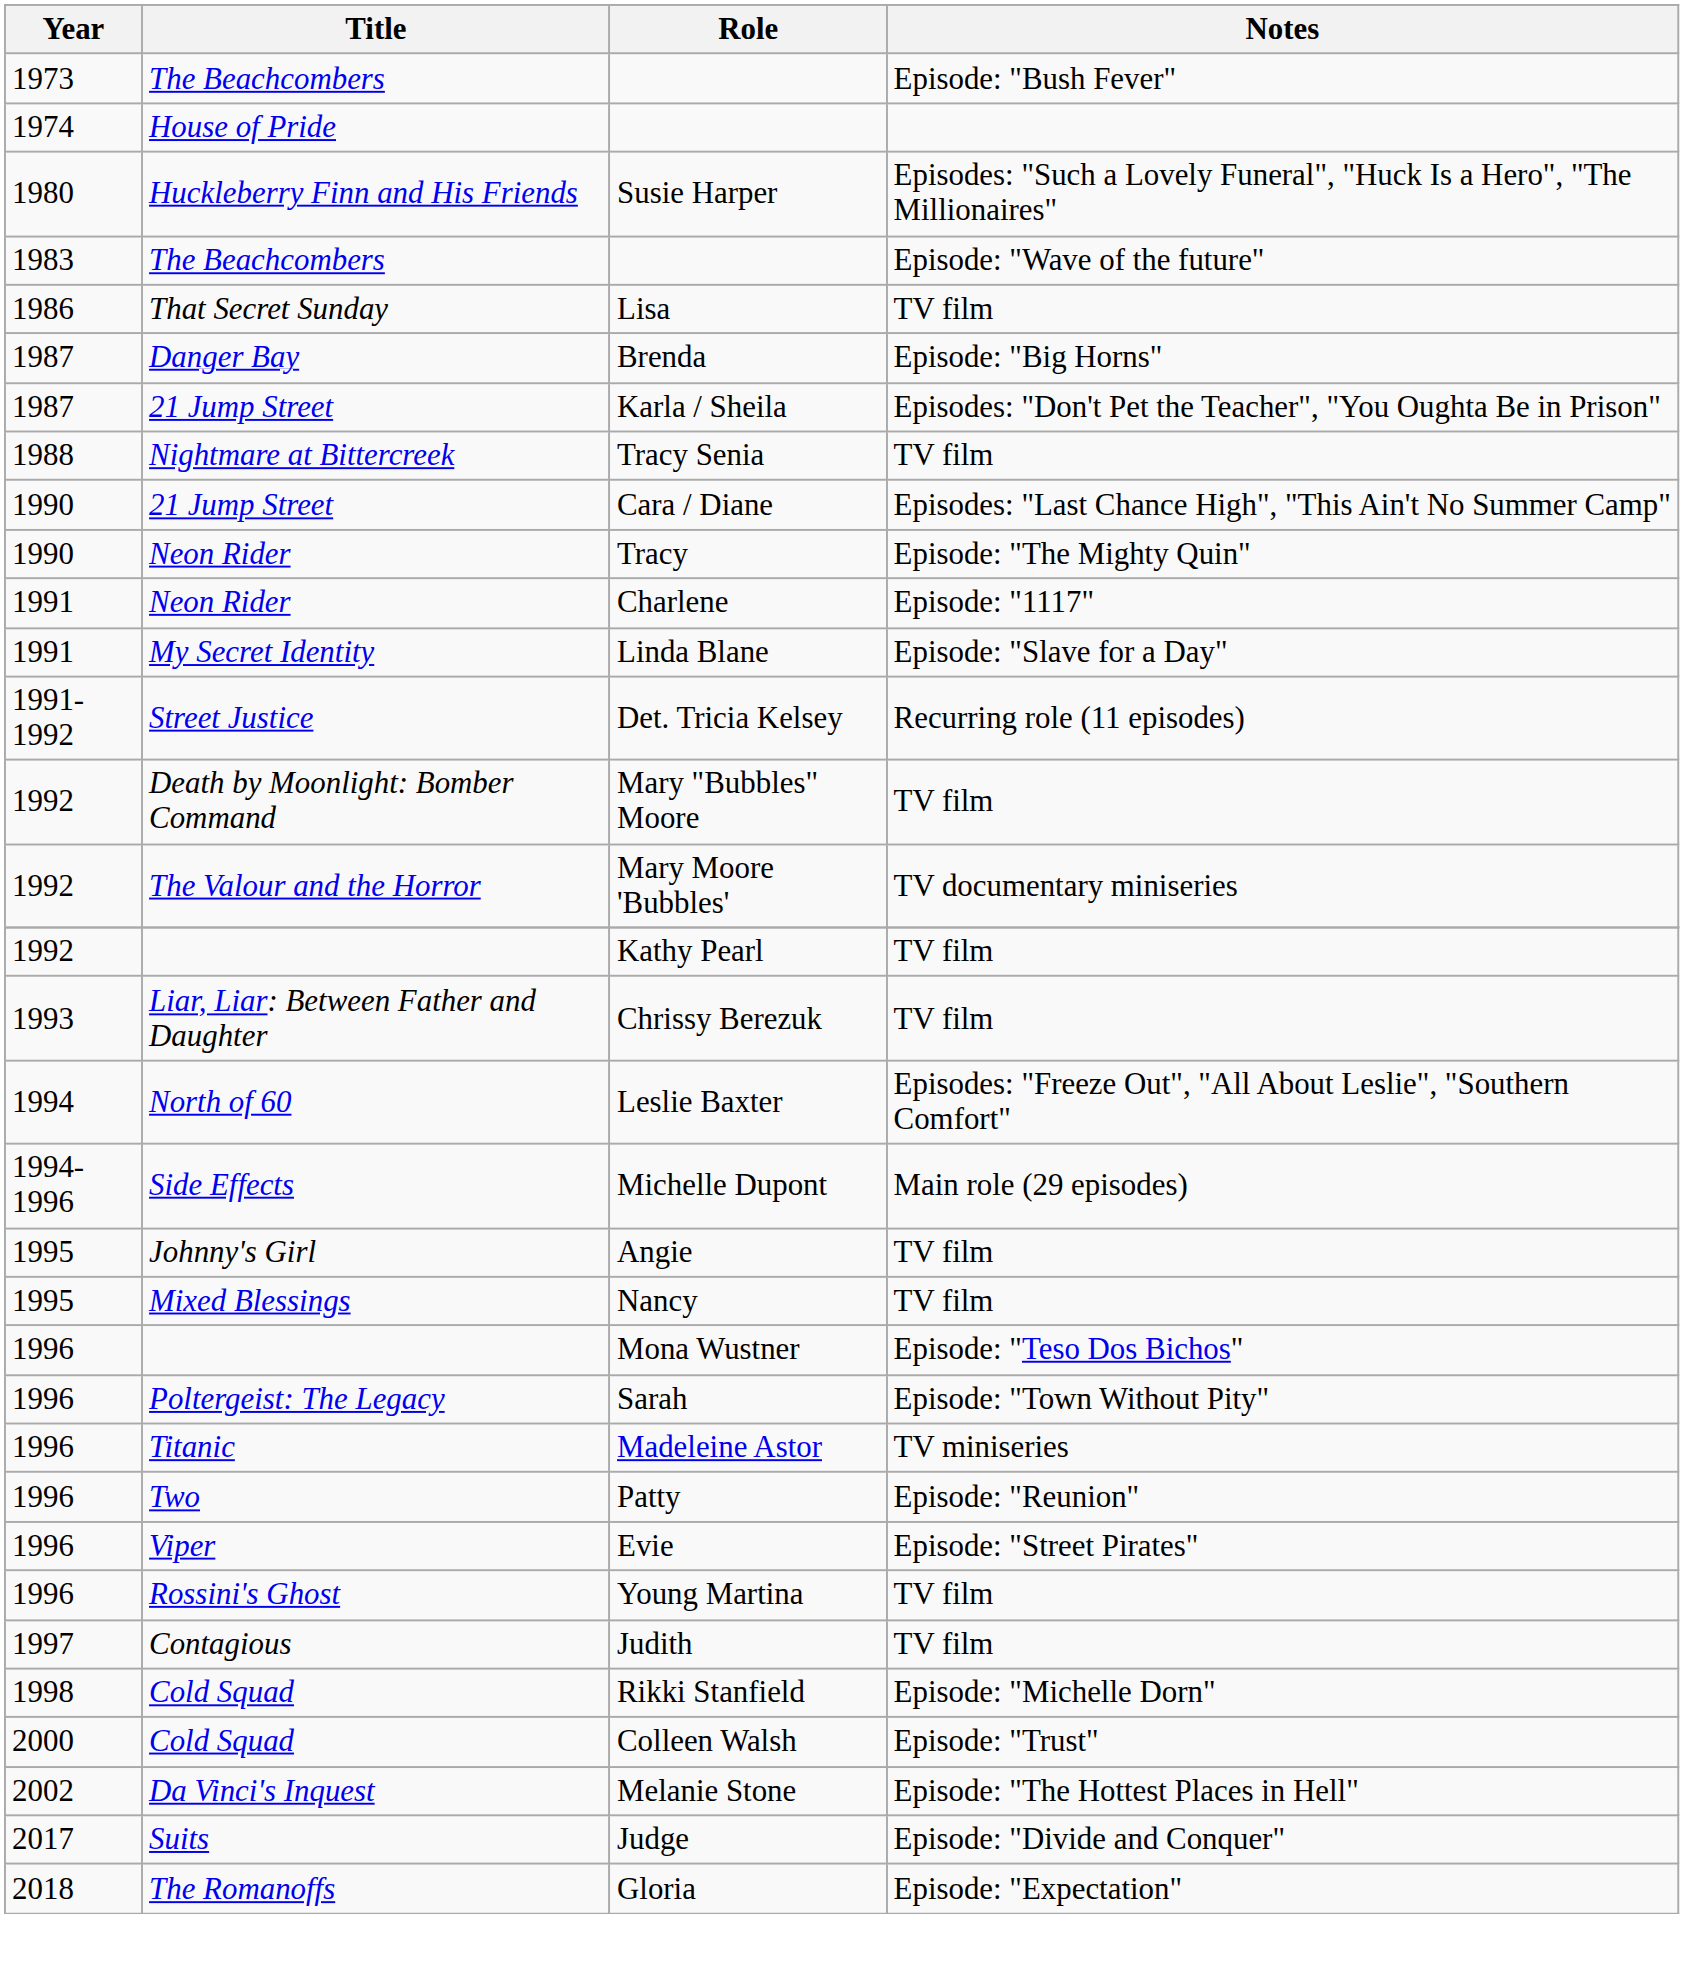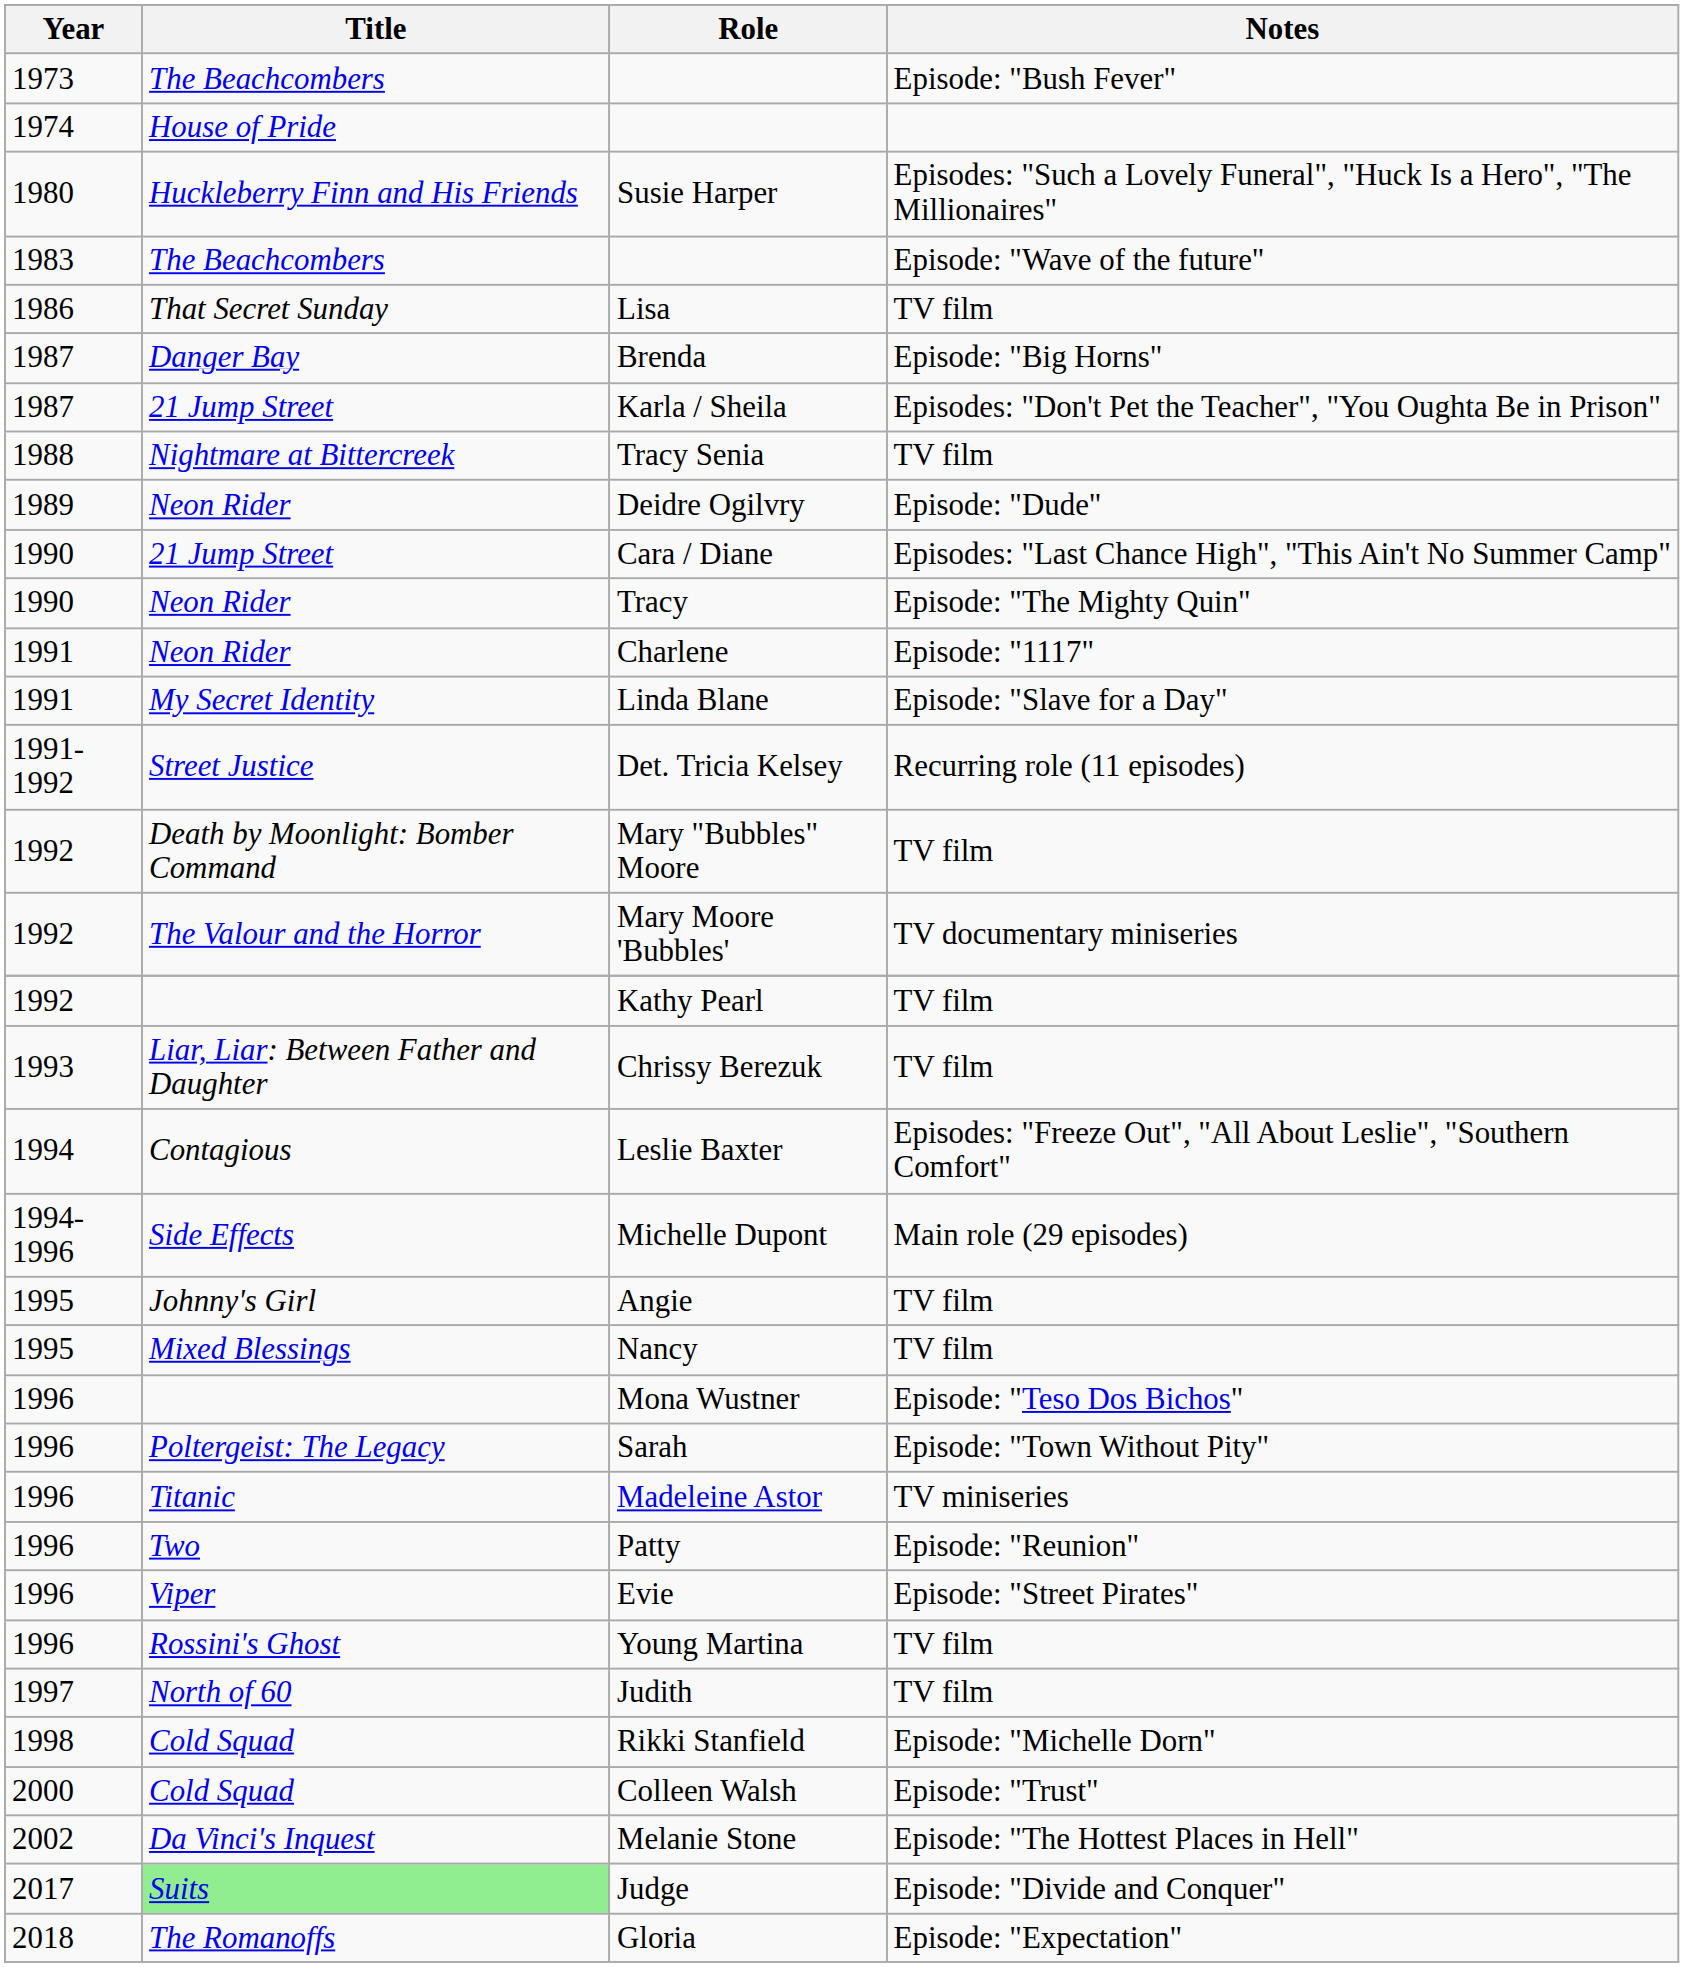+ row: (711, 504)
(220, 1101) North of 60 -> (220, 1150) Contagious
(220, 1643) Contagious -> (220, 1692) North of 60
(179, 1839) no background -> (179, 1888) lightgreen background
